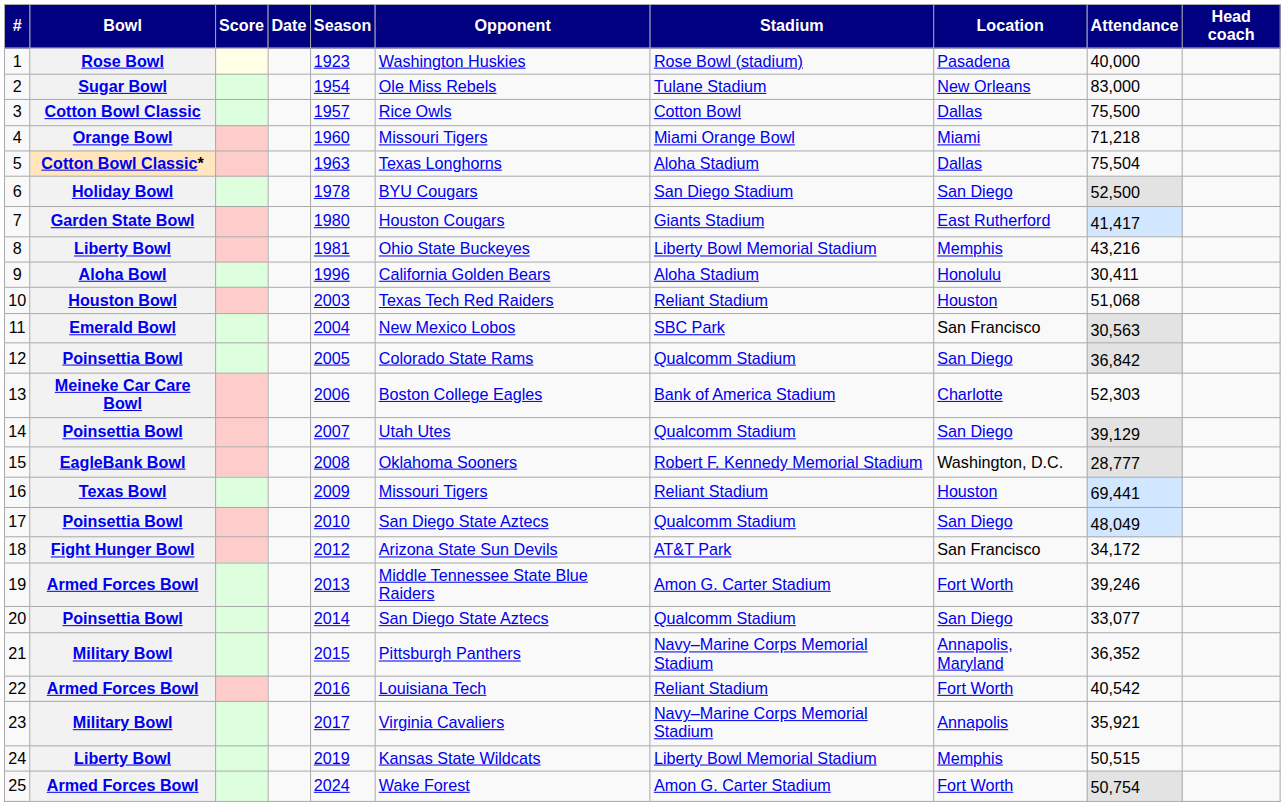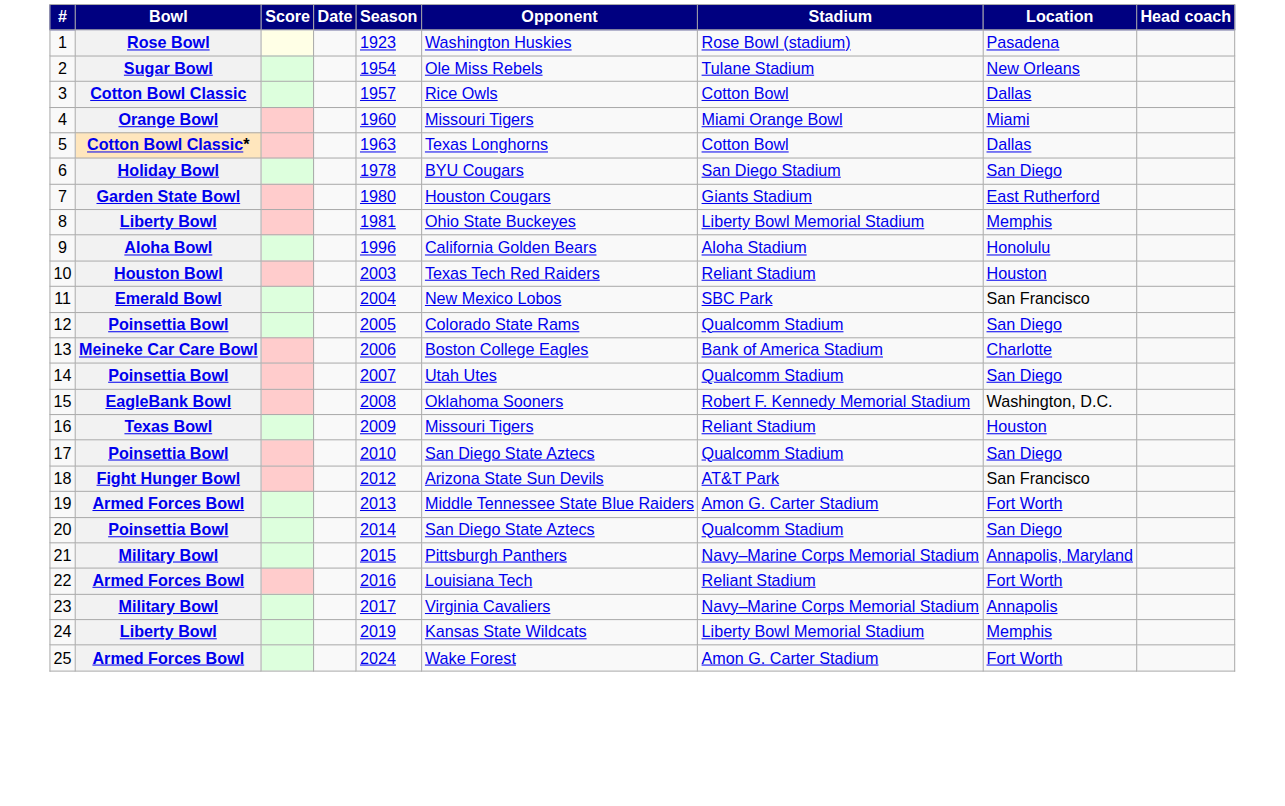- column: (1135, 26)
(706, 163) Aloha Stadium -> (745, 145) Cotton Bowl
